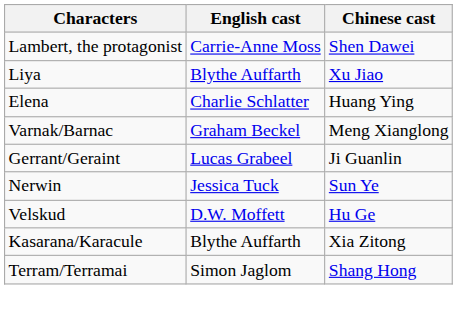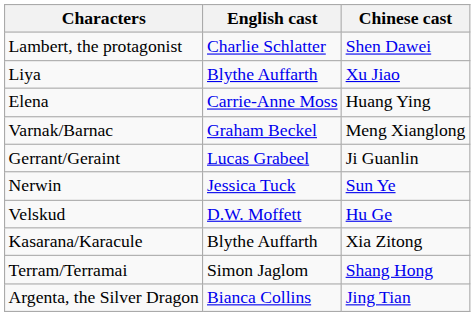(255, 46) Carrie-Anne Moss -> (266, 46) Charlie Schlatter
(250, 102) Charlie Schlatter -> (272, 102) Carrie-Anne Moss
+ row: (104, 297)
